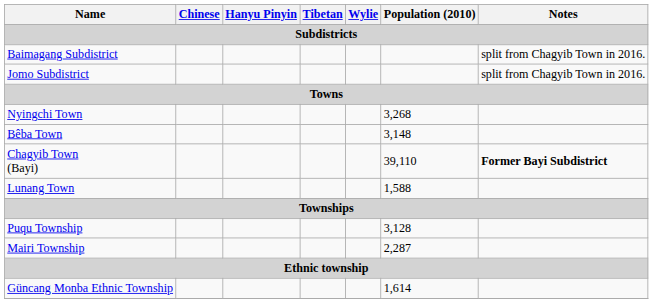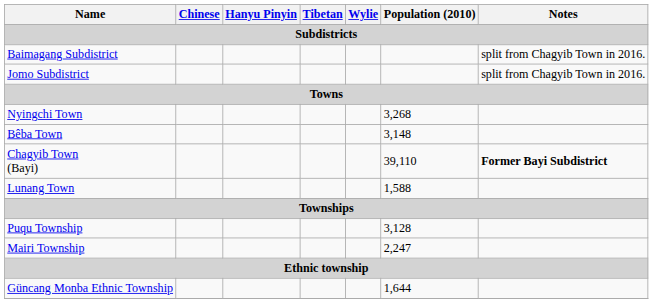(397, 248) 2,287 -> (397, 248) 2,247
(397, 288) 1,614 -> (397, 288) 1,644
